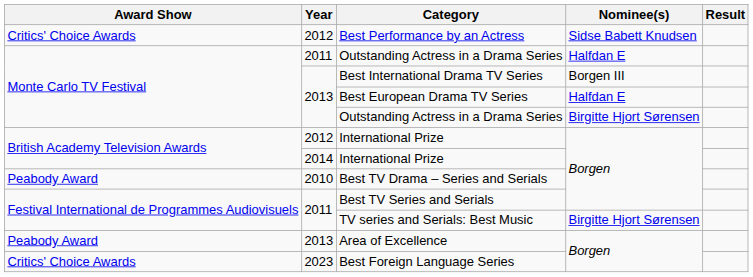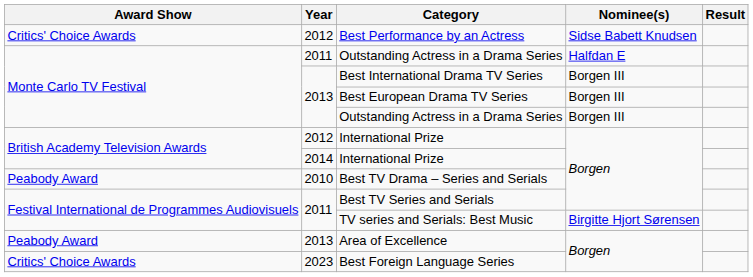(597, 96) Halfdan E -> (597, 96) Borgen III
(634, 117) Birgitte Hjort Sørensen -> (597, 117) Borgen III
